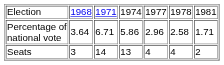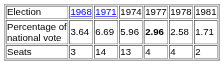(105, 32) 6.71 -> (105, 32) 6.69
(130, 32) 5.86 -> (130, 32) 5.96
(155, 32) normal -> (155, 32) bold
